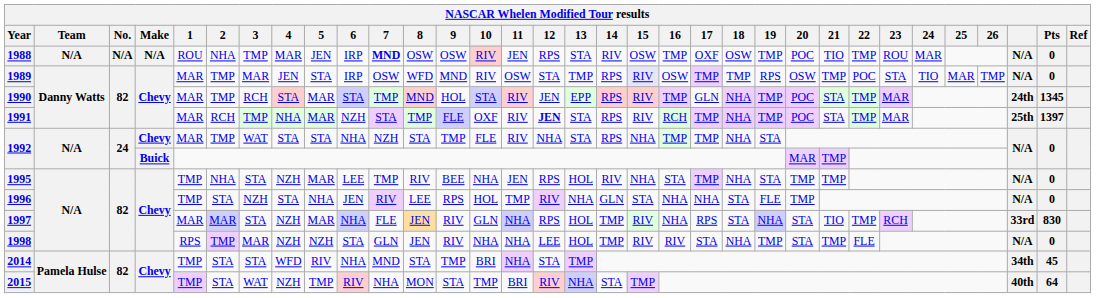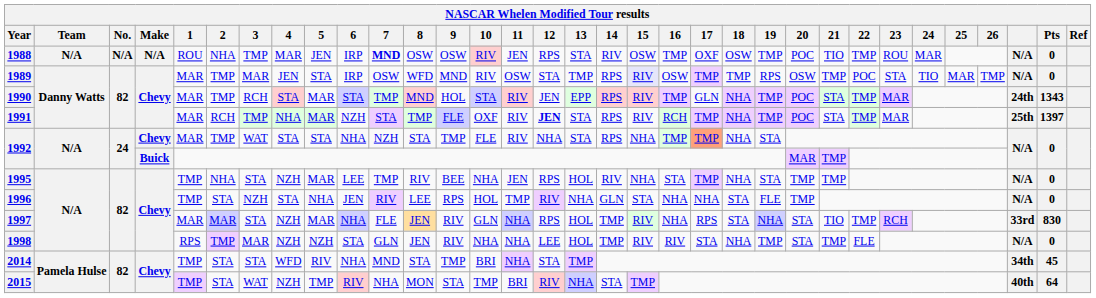(1052, 97) 1345 -> (1052, 97) 1343
(707, 138) no background -> (707, 138) lightsalmon background
